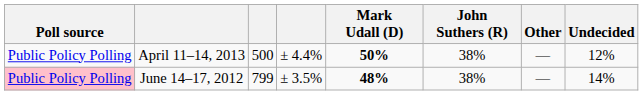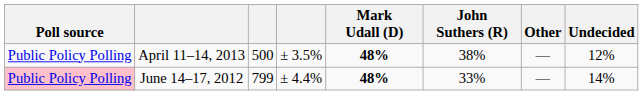(301, 55) ± 4.4% -> (301, 55) ± 3.5%
(374, 55) 50% -> (374, 55) 48%
(301, 78) ± 3.5% -> (301, 78) ± 4.4%
(472, 78) 38% -> (472, 78) 33%
